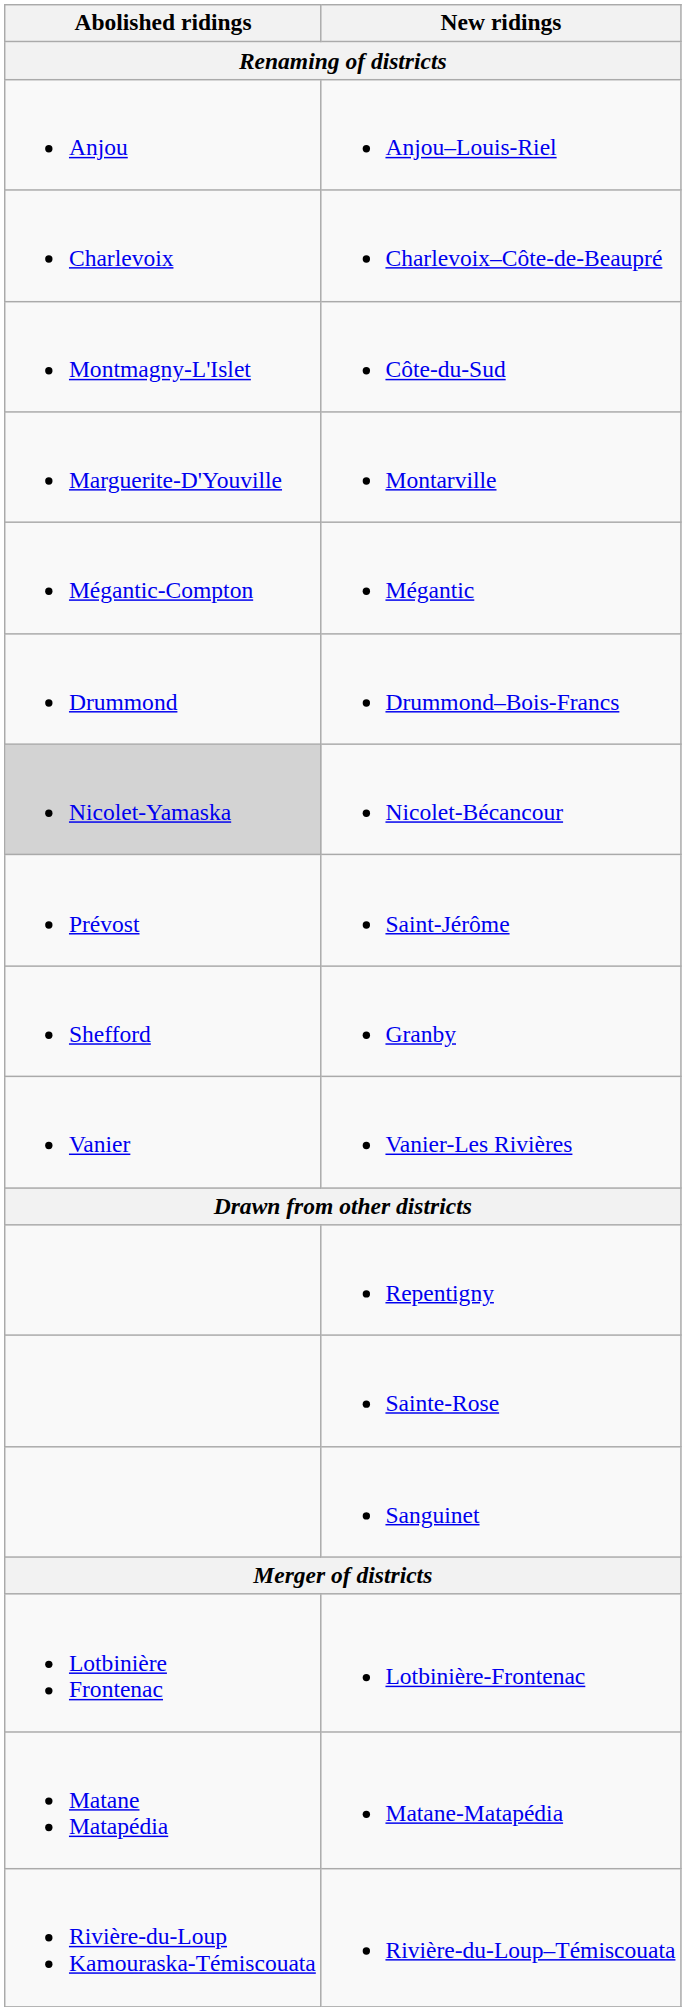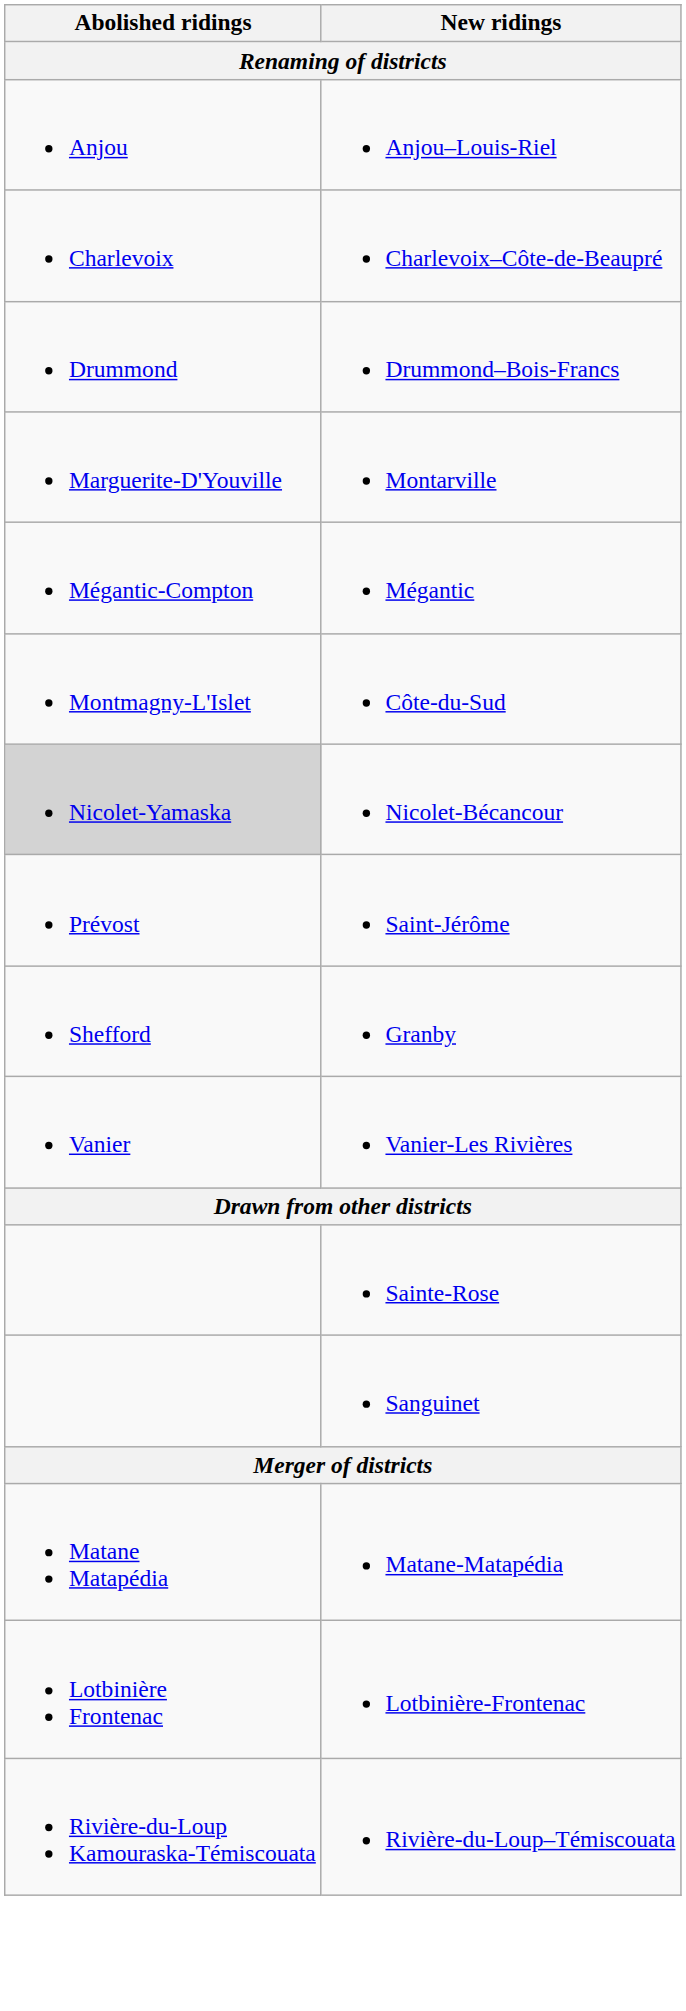rows swapped: (501, 702) <-> (501, 370)
- row: (501, 1293)
rows swapped: (501, 1676) <-> (501, 1813)
